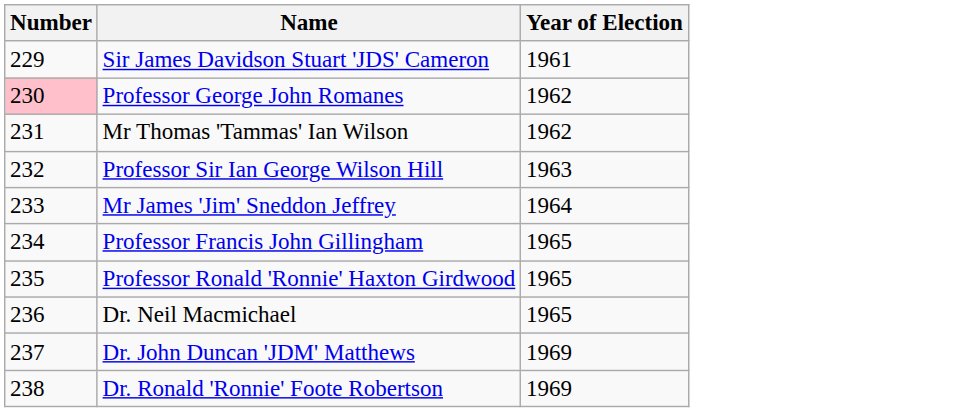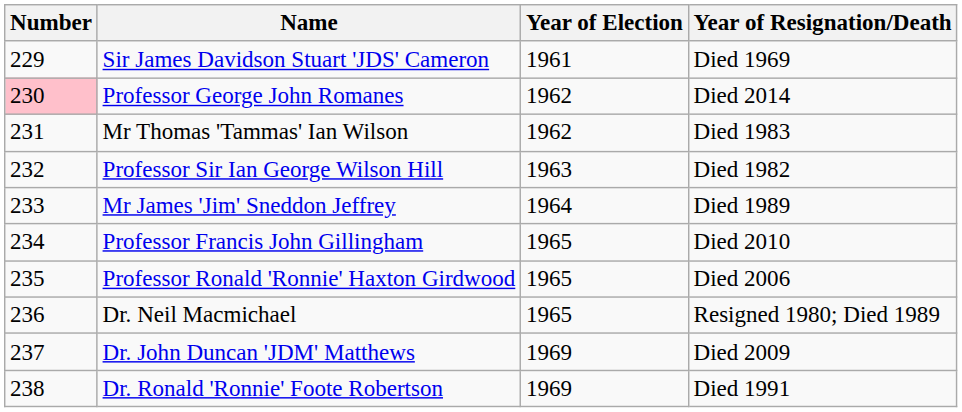+ column: (823, 22)
